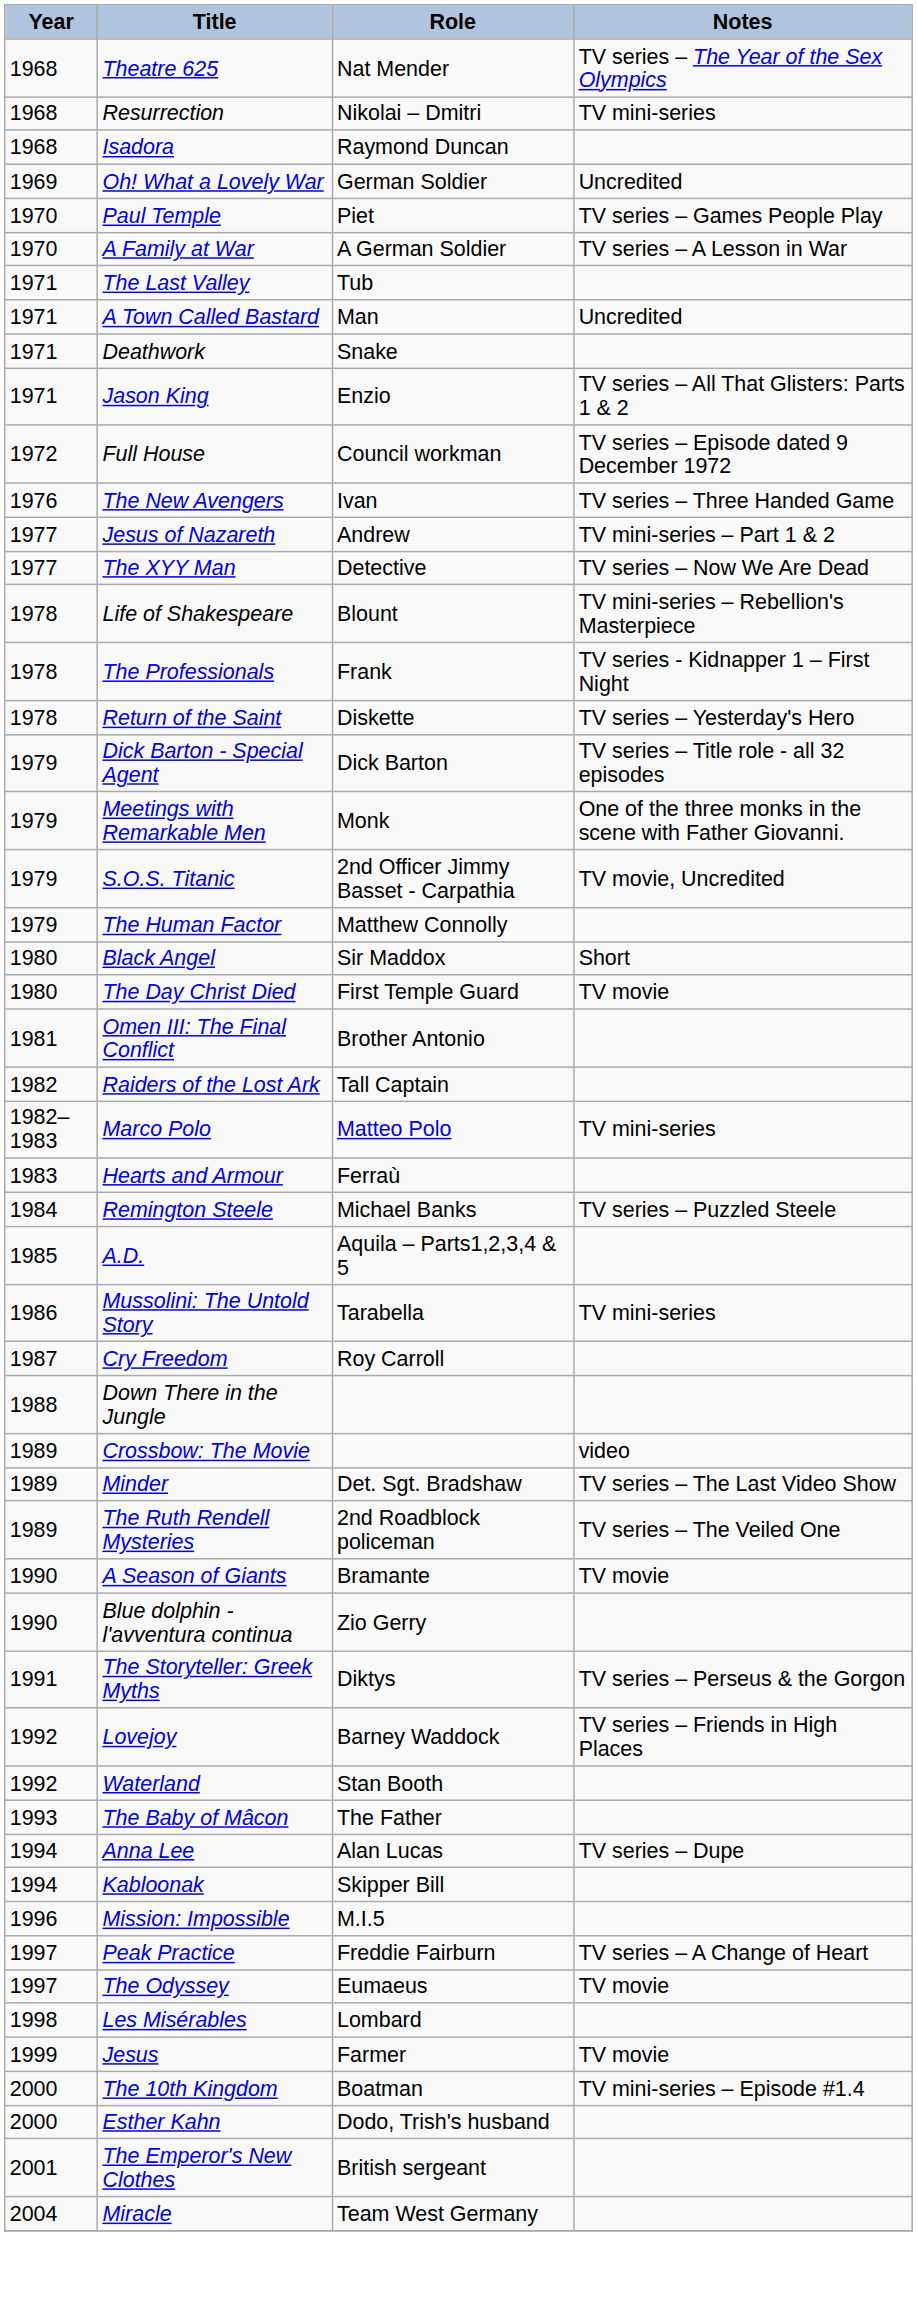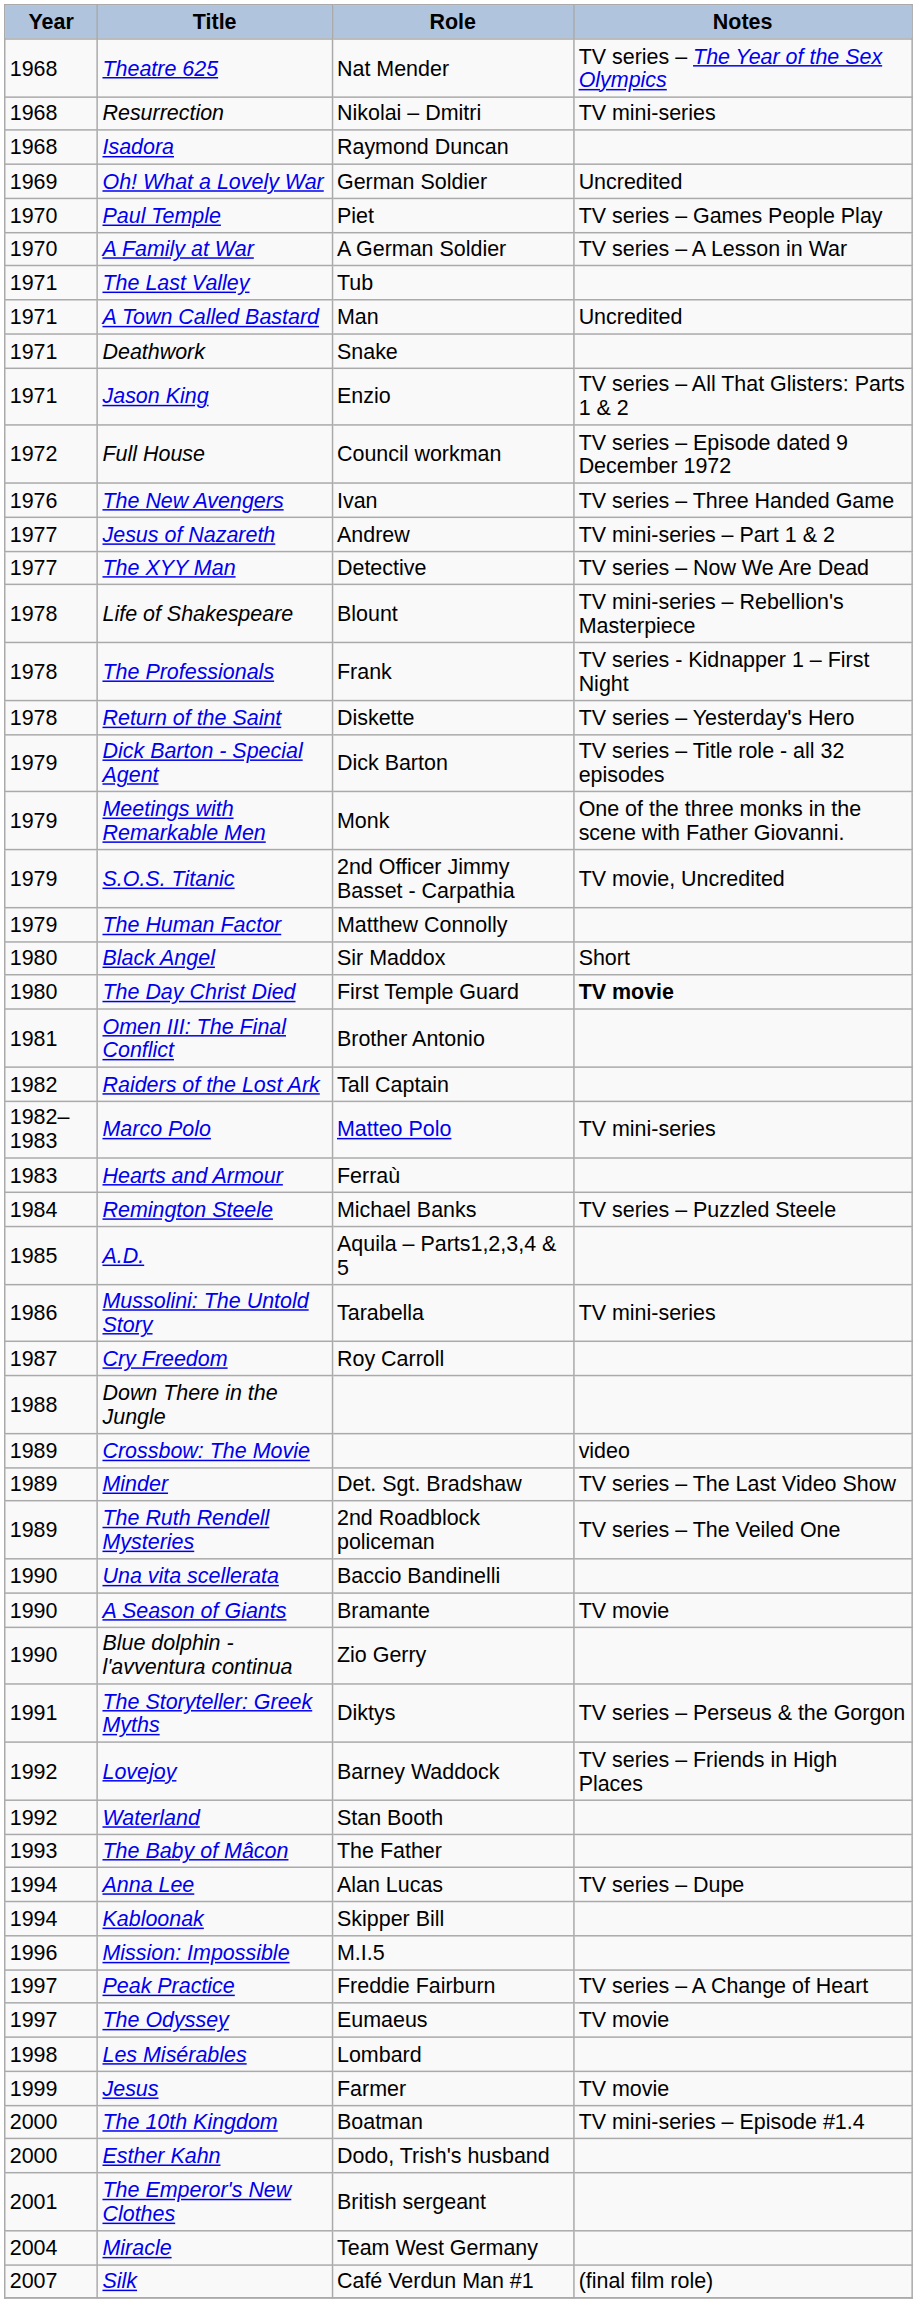(624, 992) normal -> (626, 992) bold
+ row: (191, 1576)
+ row: (120, 2282)
